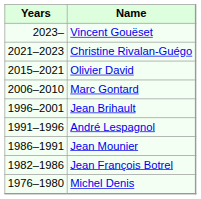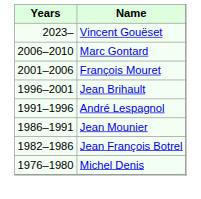- row: (131, 51)
- row: (102, 70)
+ row: (120, 70)
